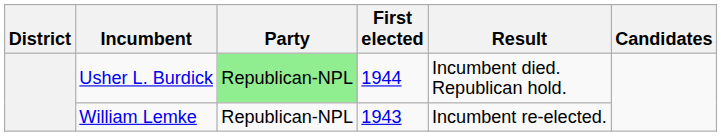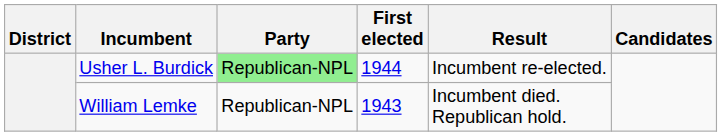(499, 78) Incumbent died. Republican hold. -> (519, 67) Incumbent re-elected.
(519, 116) Incumbent re-elected. -> (499, 106) Incumbent died. Republican hold.
